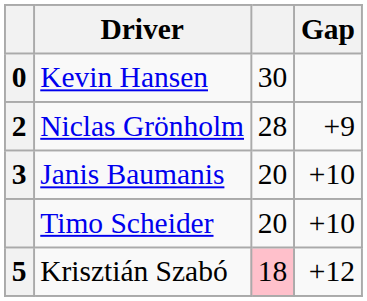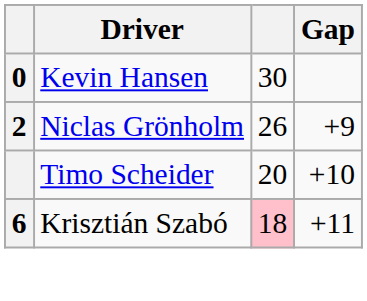(272, 126) 28 -> (272, 126) 26
- row: (132, 174)
(19, 272) 5 -> (19, 223) 6
(332, 272) +12 -> (332, 223) +11
